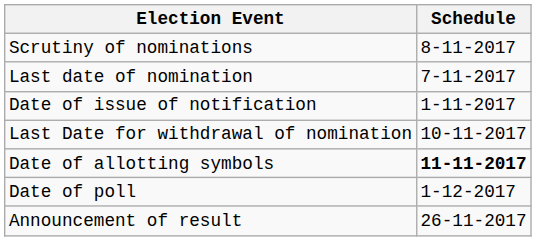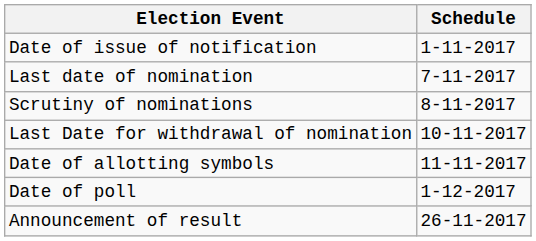rows swapped: (163, 106) <-> (131, 48)
(474, 163) bold -> (474, 163) normal
